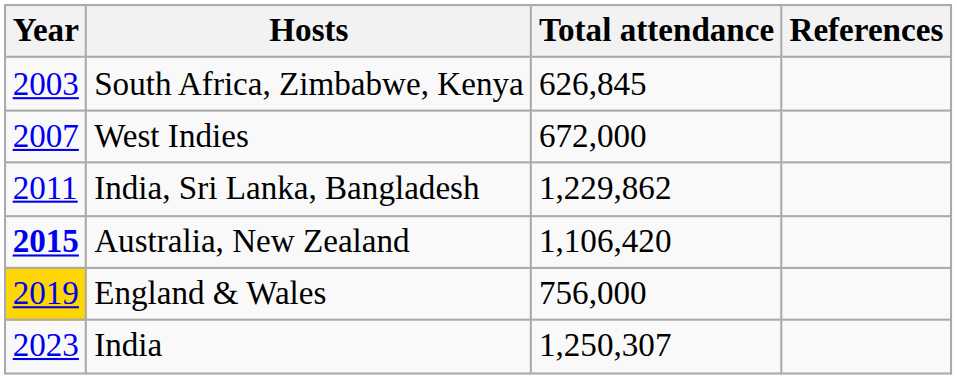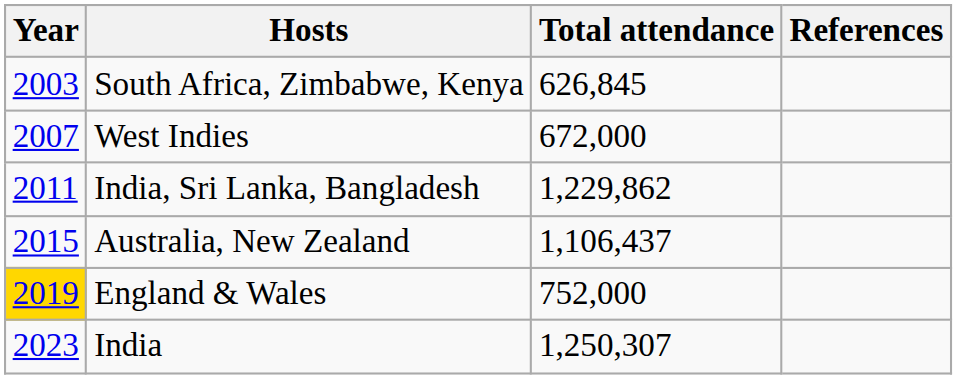(46, 240) bold -> (46, 240) normal
(605, 240) 1,106,420 -> (605, 240) 1,106,437
(593, 293) 756,000 -> (593, 293) 752,000
